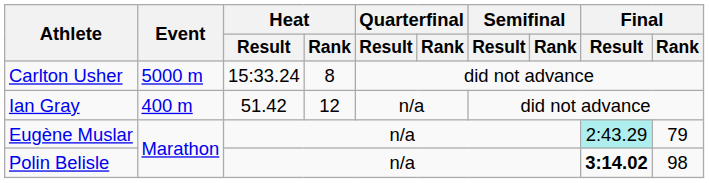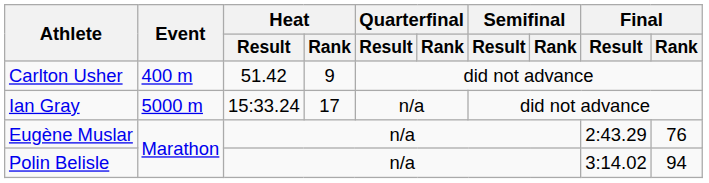(172, 76) 5000 m -> (167, 76) 400 m
(264, 76) 15:33.24 -> (264, 76) 51.42
(330, 76) 8 -> (330, 76) 9
(167, 105) 400 m -> (172, 105) 5000 m
(264, 105) 51.42 -> (264, 105) 15:33.24
(330, 105) 12 -> (330, 105) 17
(616, 134) paleturquoise background -> (616, 134) no background
(677, 134) 79 -> (676, 134) 76
(616, 164) bold -> (616, 164) normal
(677, 164) 98 -> (676, 164) 94
